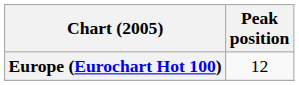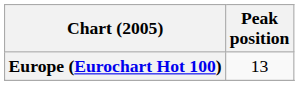(260, 66) 12 -> (260, 66) 13
